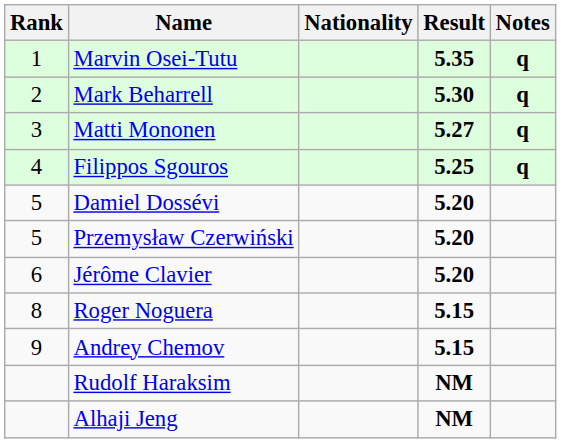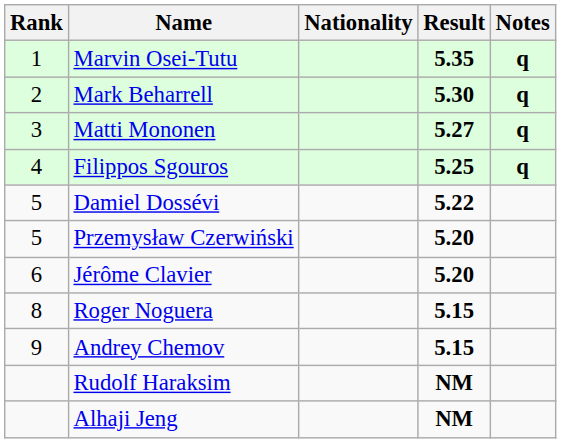(454, 202) 5.20 -> (454, 202) 5.22
